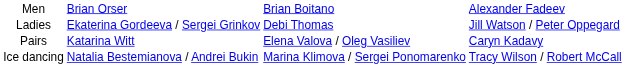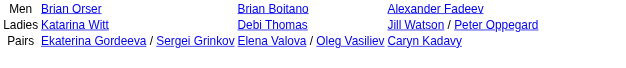(163, 25) Ekaterina Gordeeva / Sergei Grinkov -> (75, 25) Katarina Witt
(101, 41) Katarina Witt -> (138, 41) Ekaterina Gordeeva / Sergei Grinkov
- row: (34, 57)
